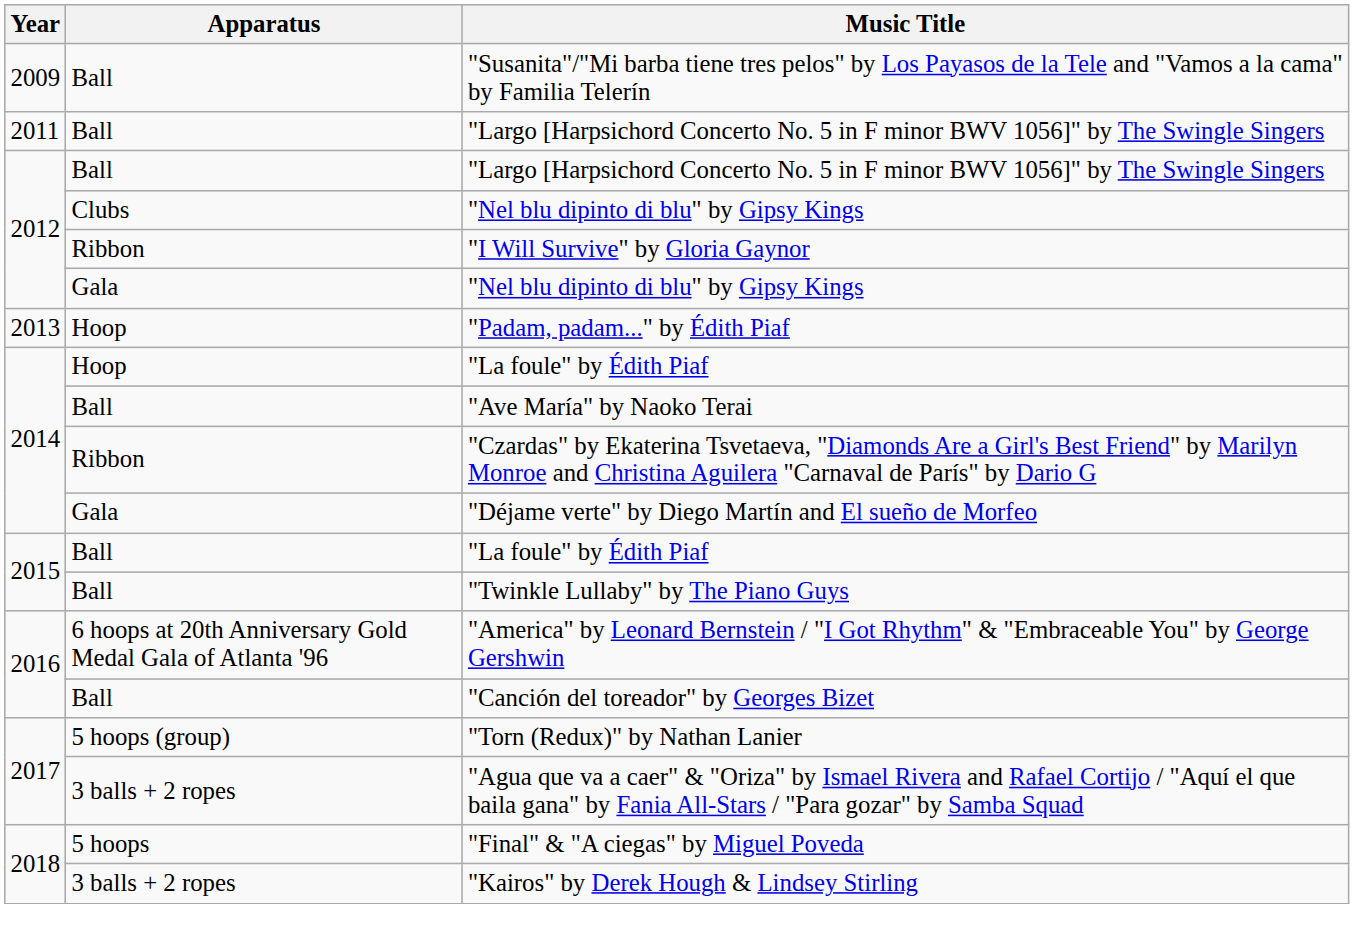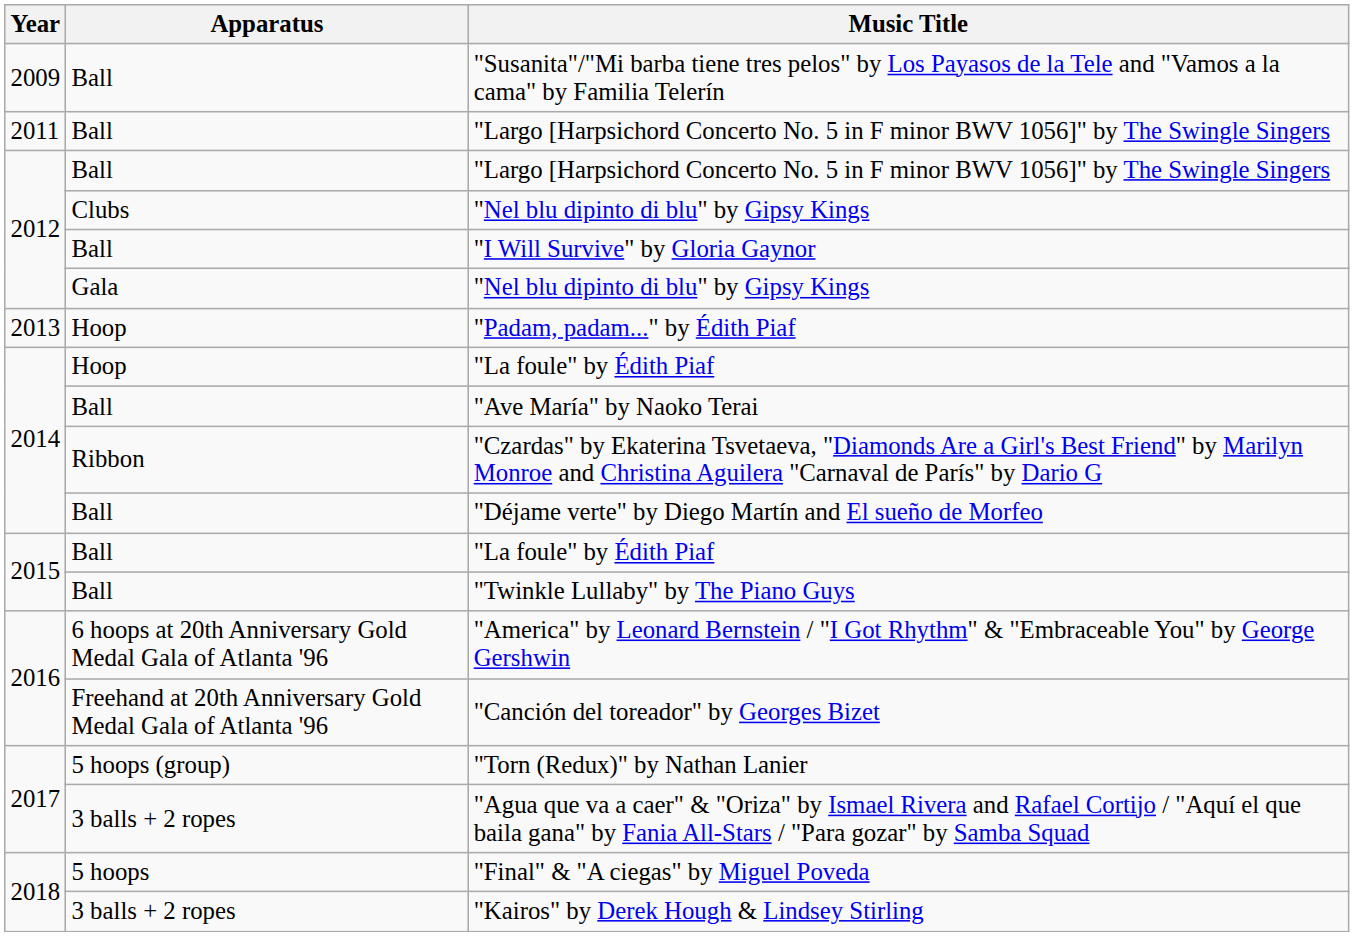(108, 248) Ribbon -> (92, 248) Ball
(95, 512) Gala -> (92, 512) Ball
(92, 697) Ball -> (246, 711) Freehand at 20th Anniversary Gold Medal Gala of Atlanta '96
